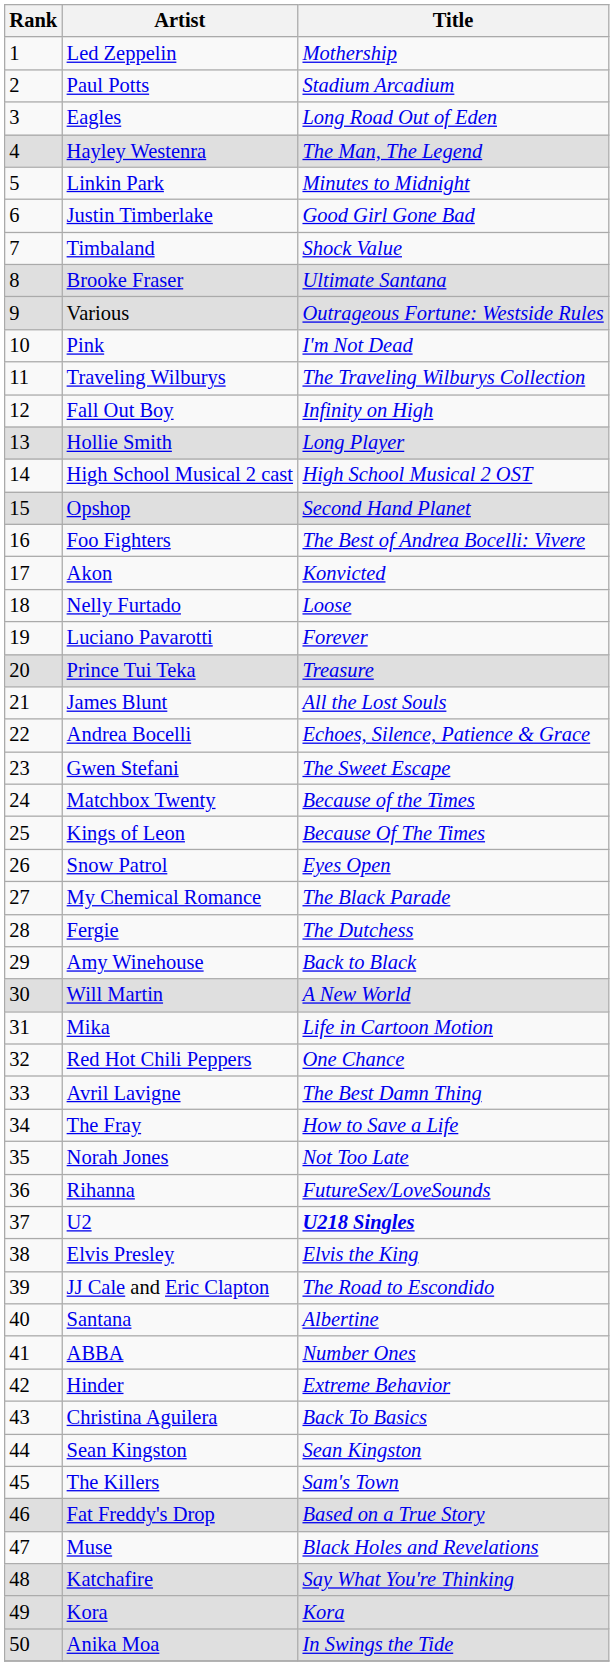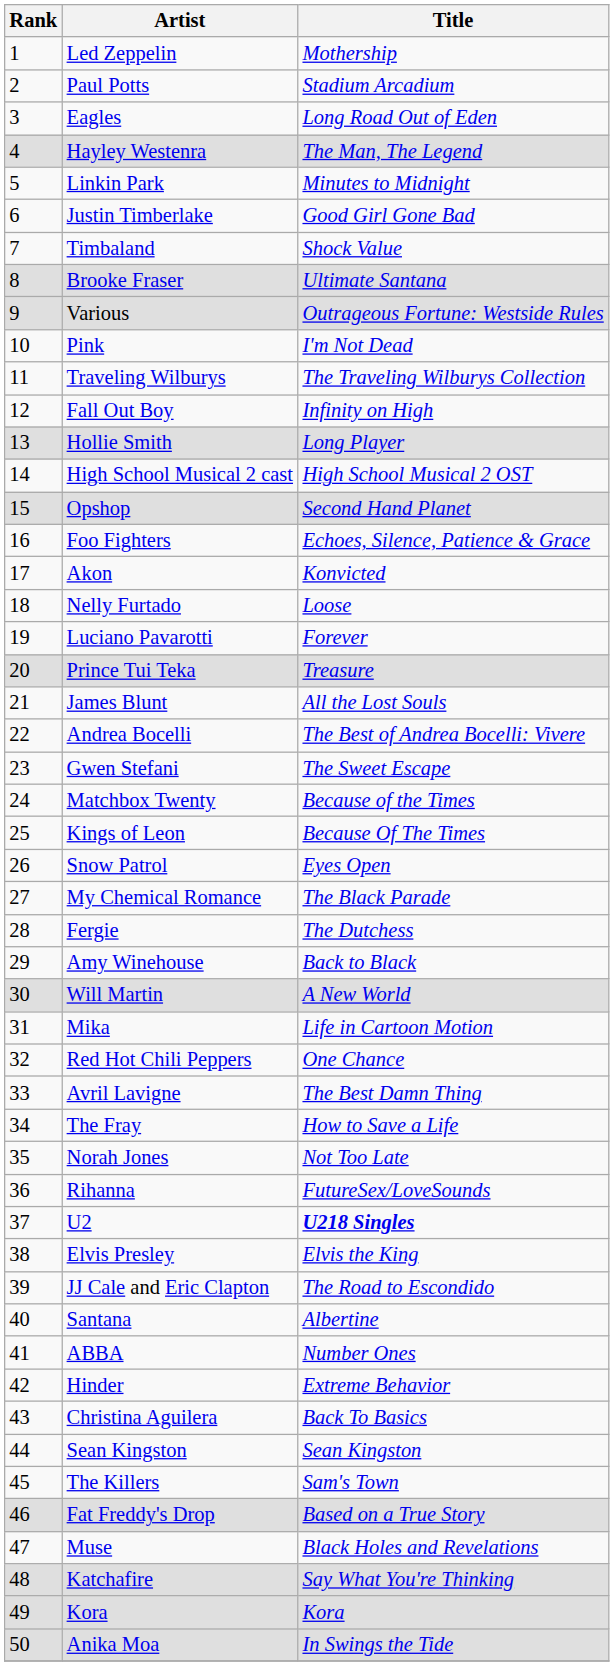(444, 540) The Best of Andrea Bocelli: Vivere -> (446, 540) Echoes, Silence, Patience & Grace
(446, 735) Echoes, Silence, Patience & Grace -> (444, 735) The Best of Andrea Bocelli: Vivere
